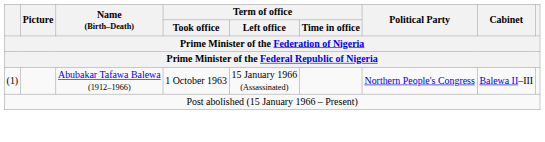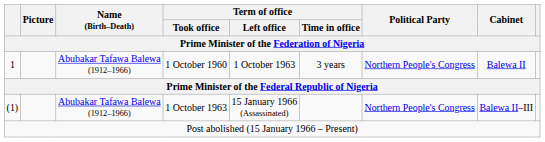+ row: (196, 65)
